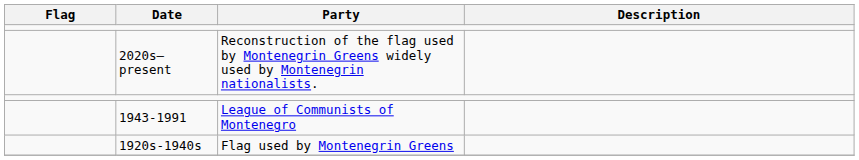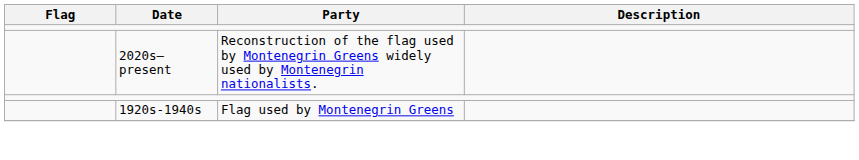- row: (153, 118)
